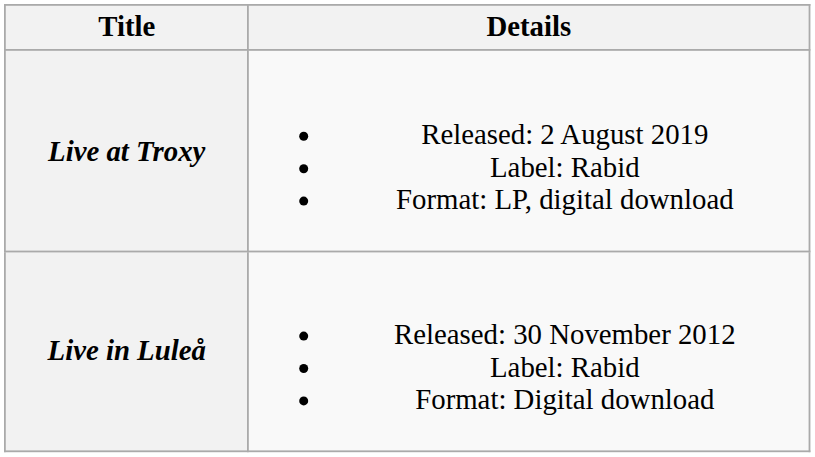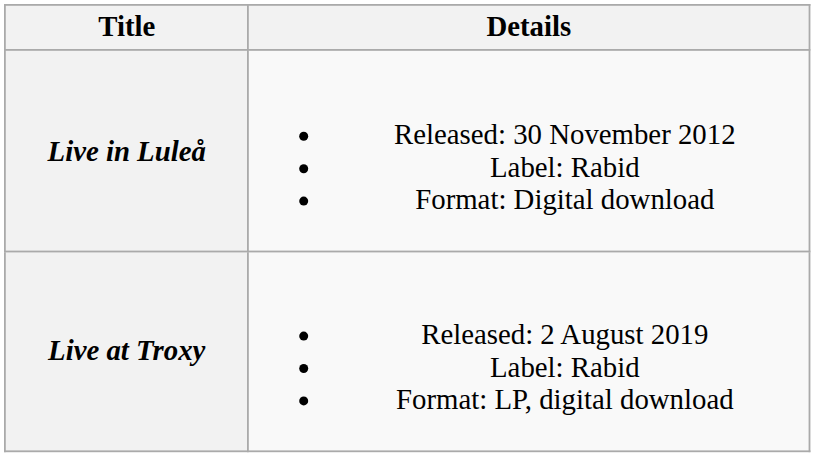rows swapped: (127, 350) <-> (127, 150)
